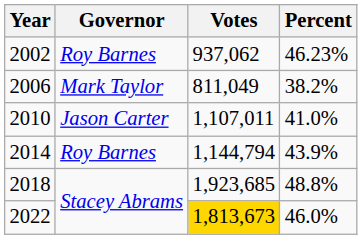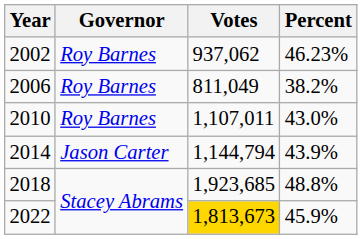(112, 86) Mark Taylor -> (108, 86) Roy Barnes
(114, 119) Jason Carter -> (108, 119) Roy Barnes
(311, 119) 41.0% -> (311, 119) 43.0%
(108, 151) Roy Barnes -> (114, 151) Jason Carter
(311, 217) 46.0% -> (311, 217) 45.9%
